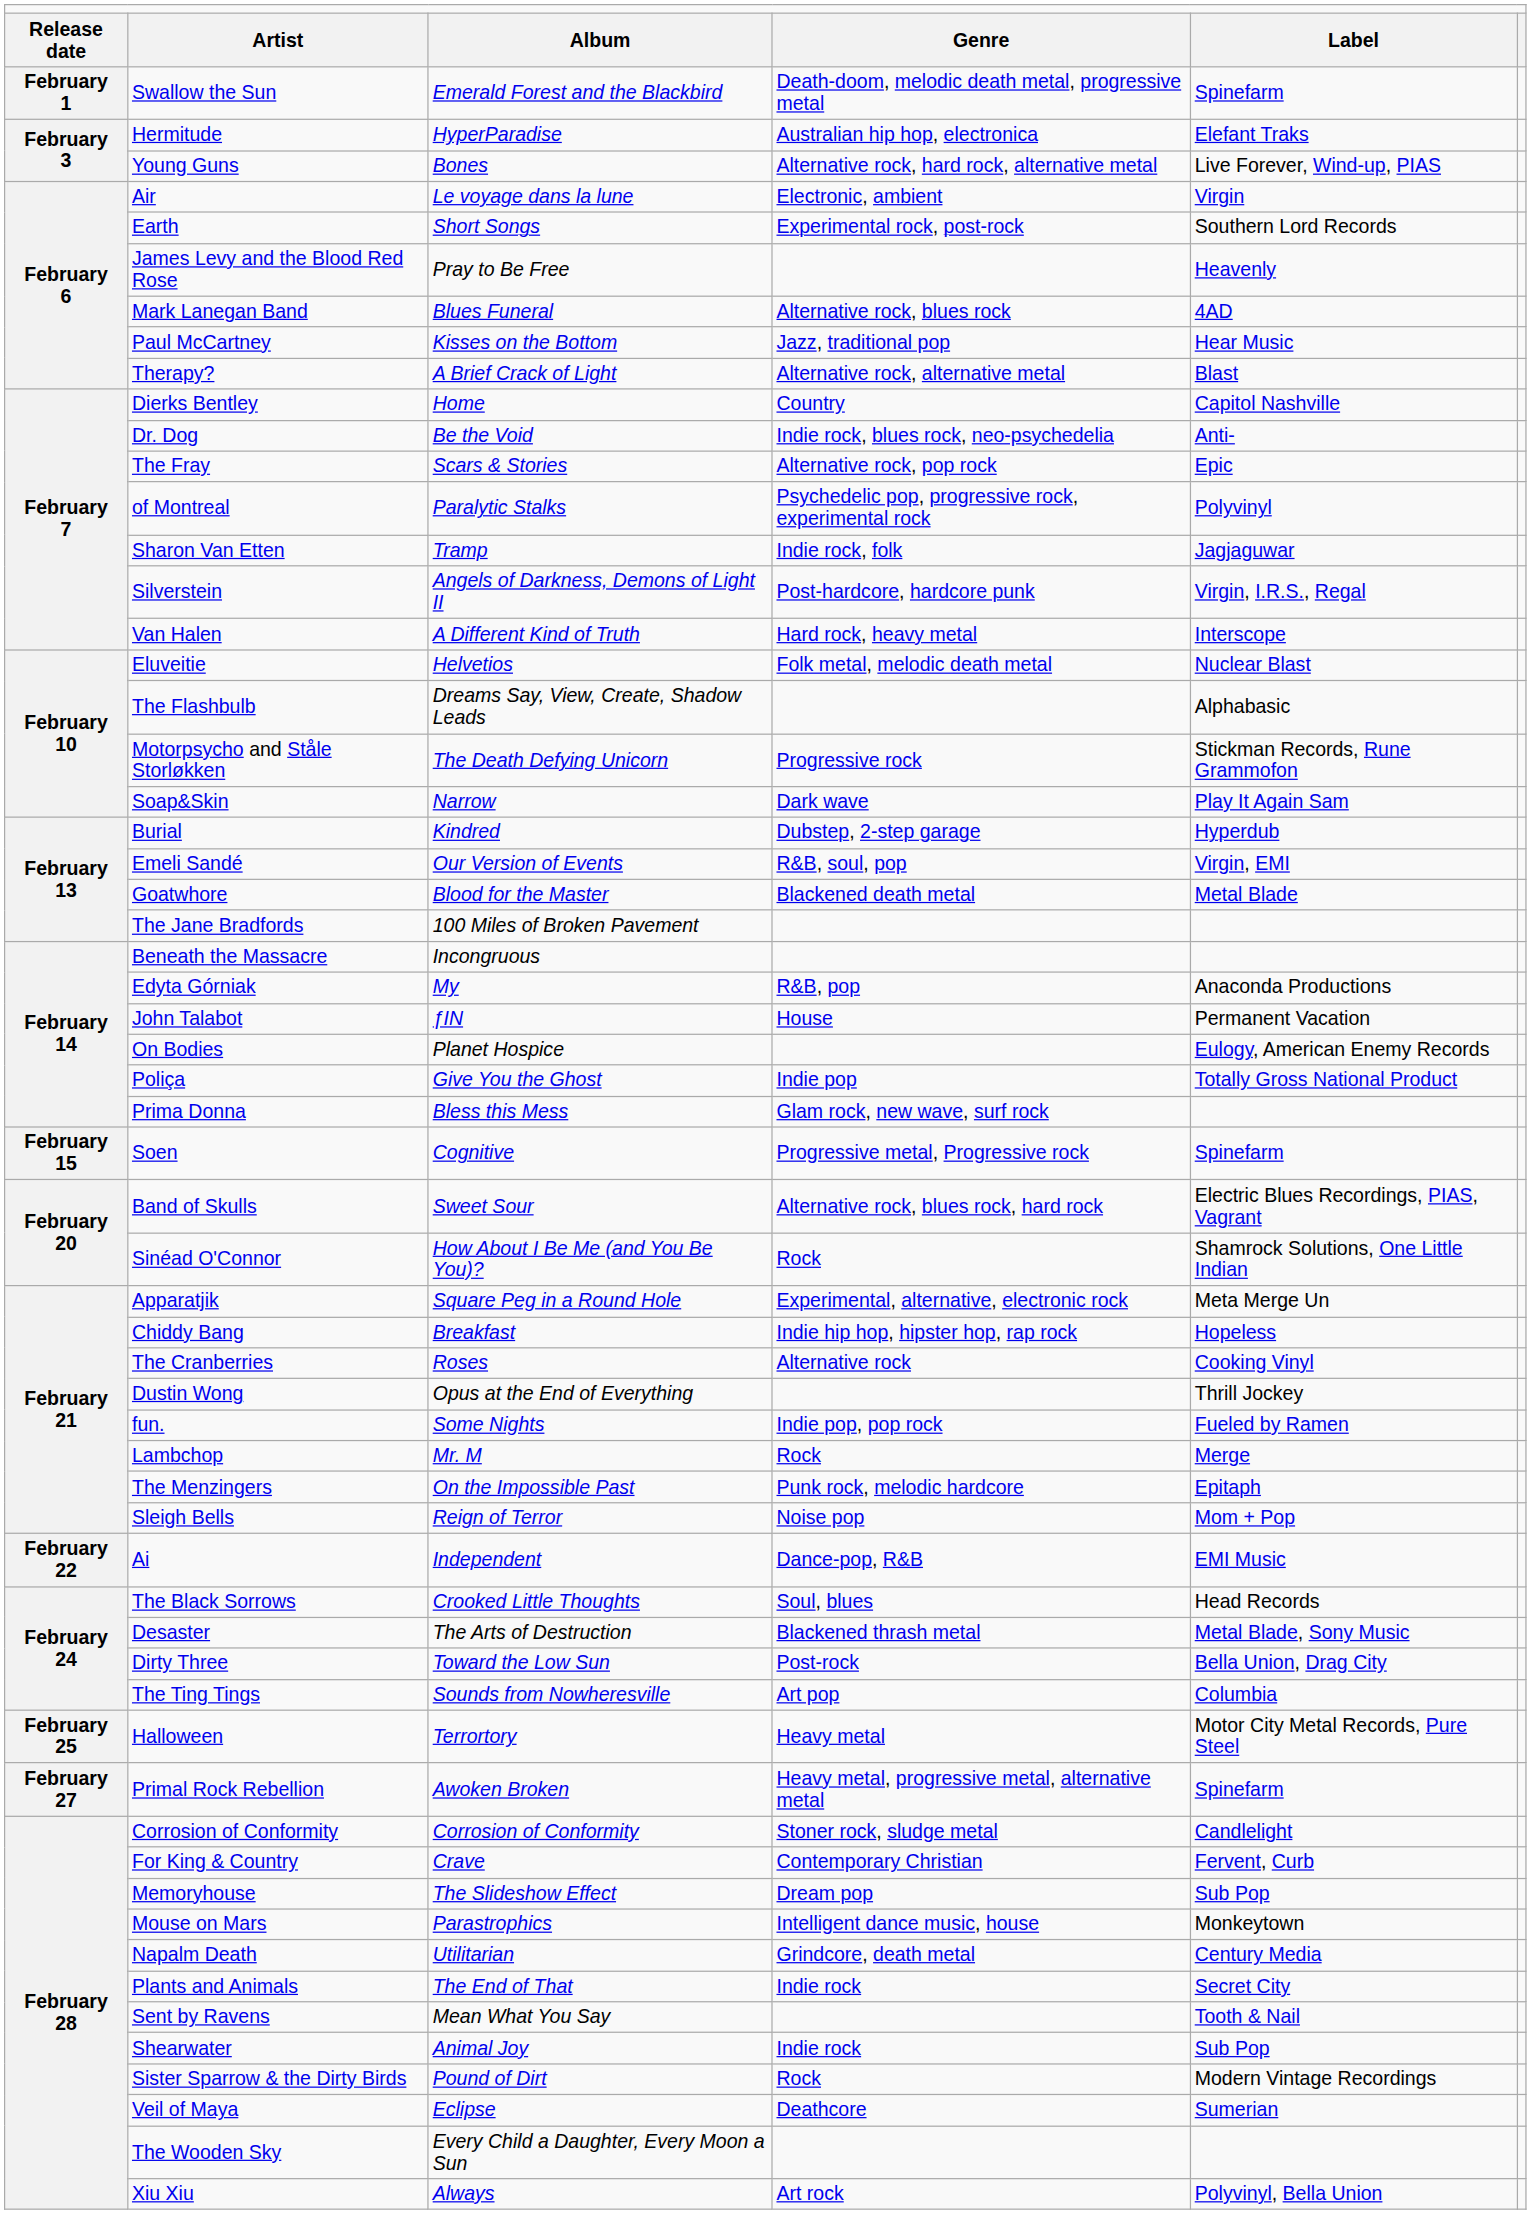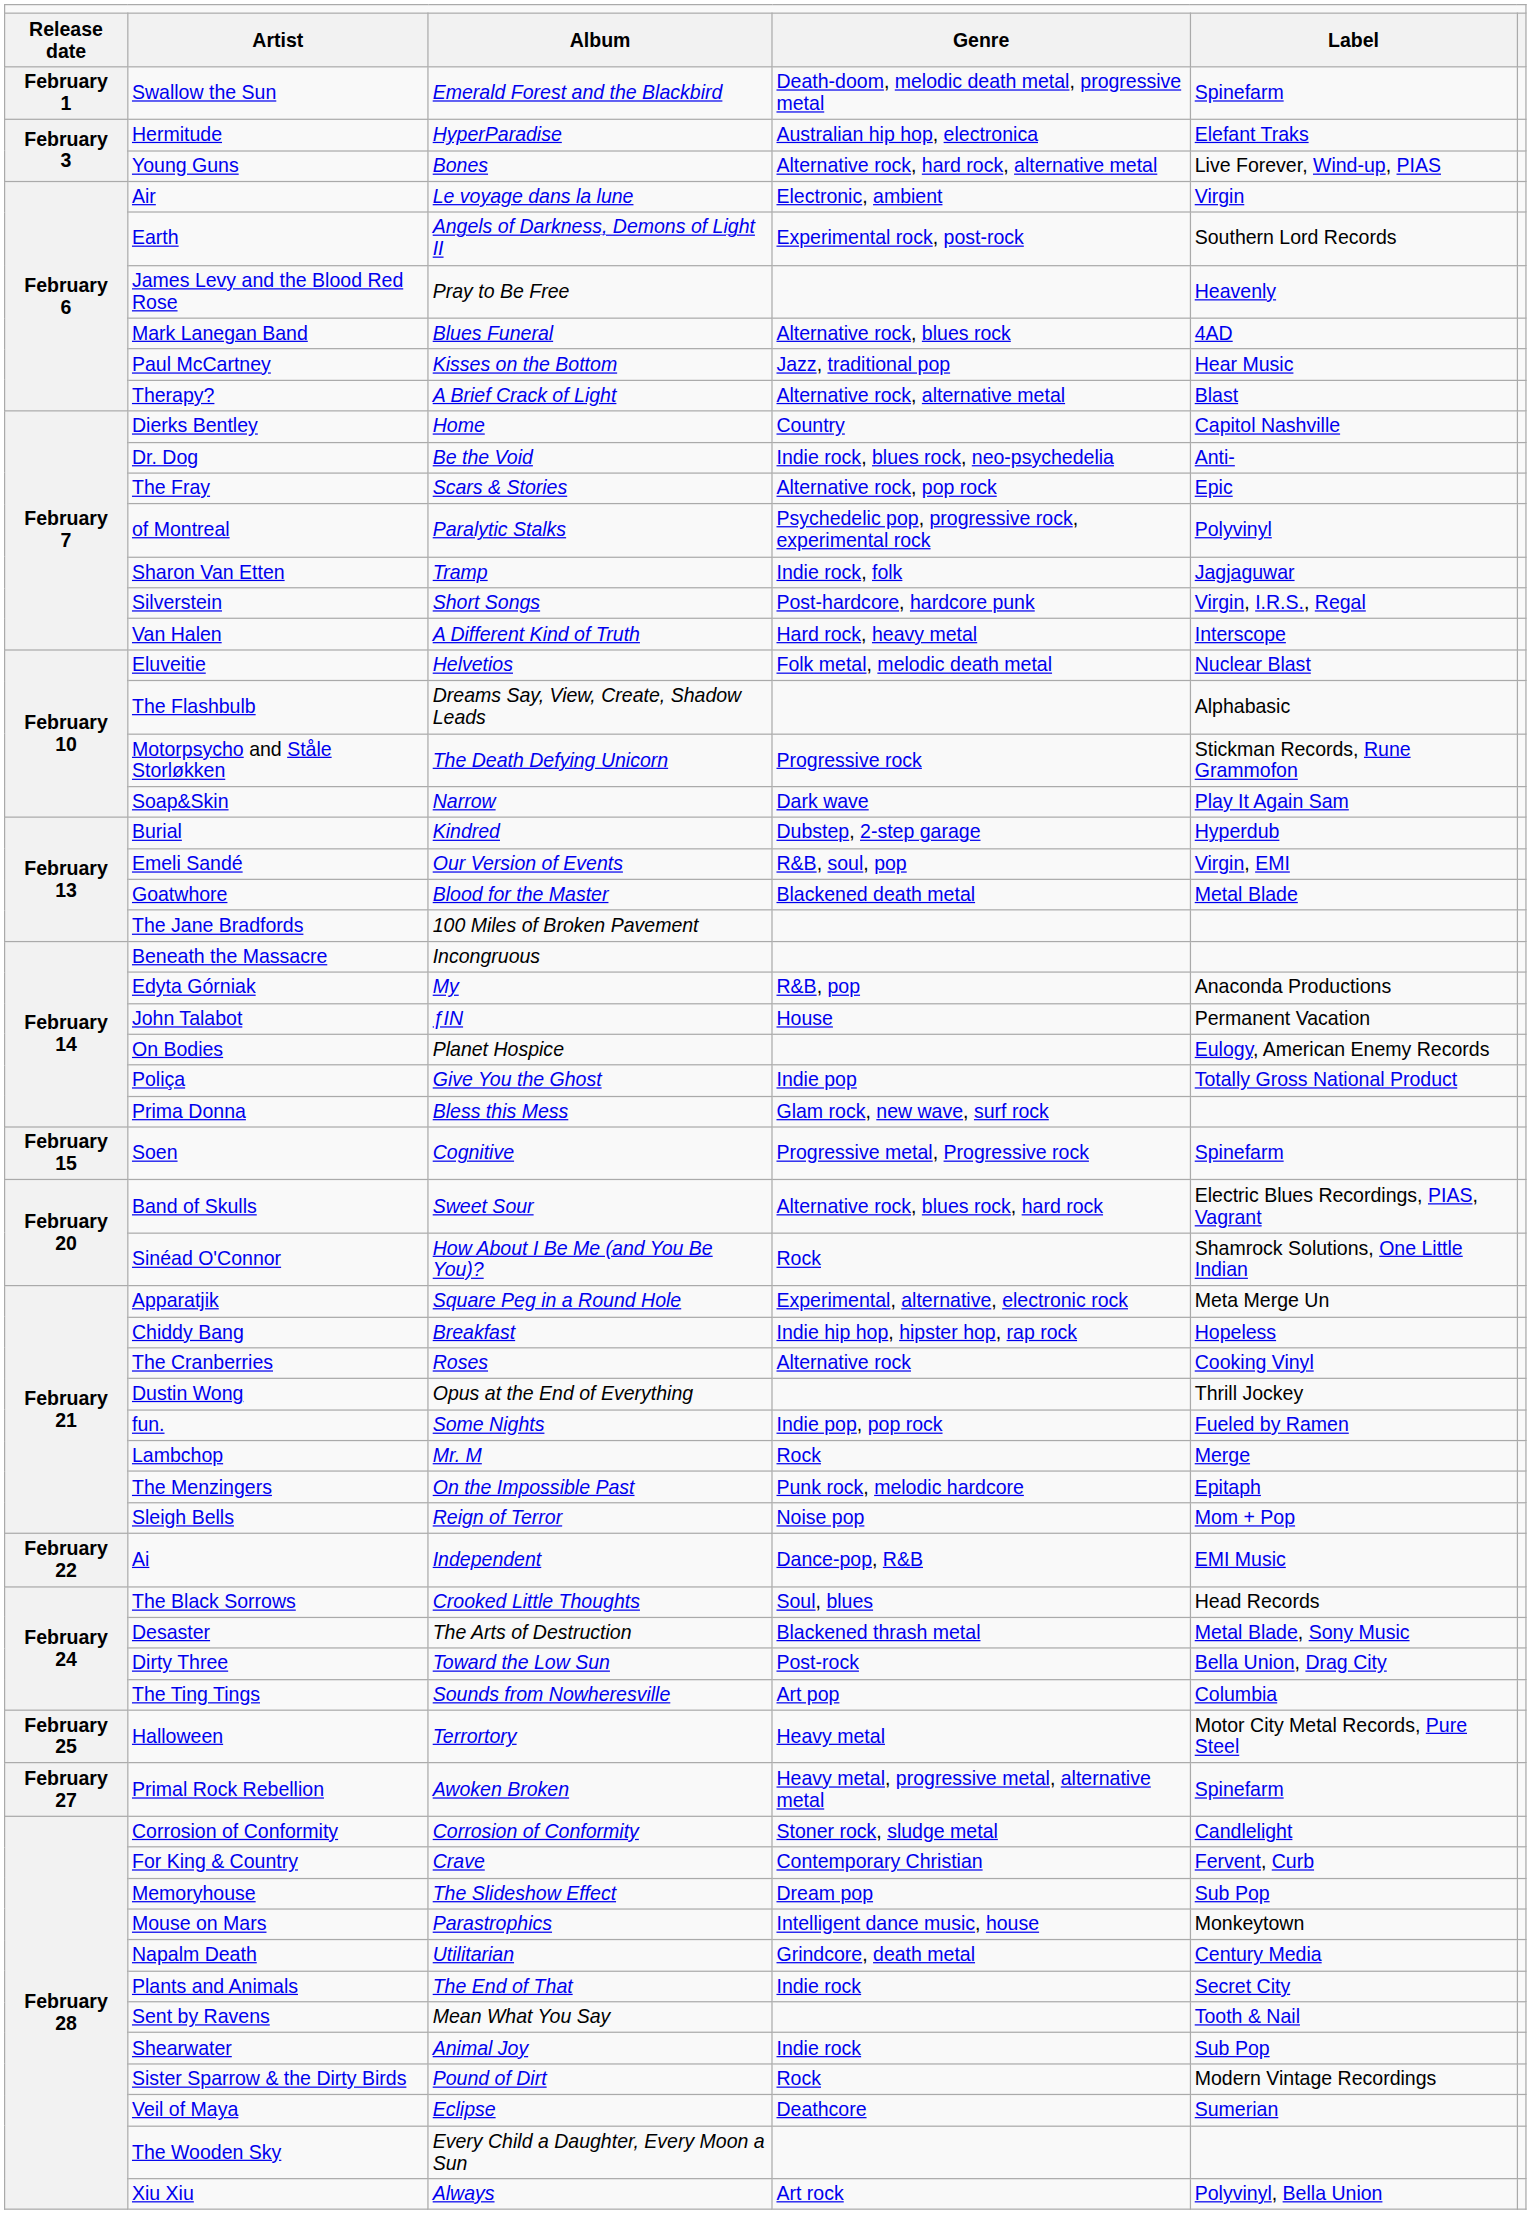(486, 227) Short Songs -> (594, 238) Angels of Darkness, Demons of Light II
(594, 592) Angels of Darkness, Demons of Light II -> (486, 603) Short Songs
